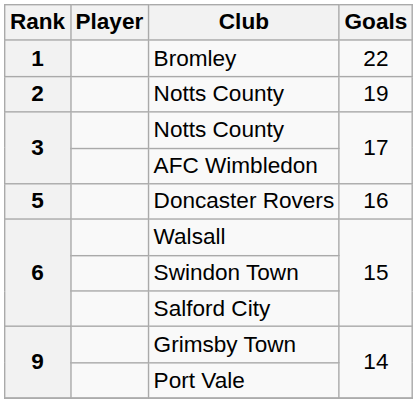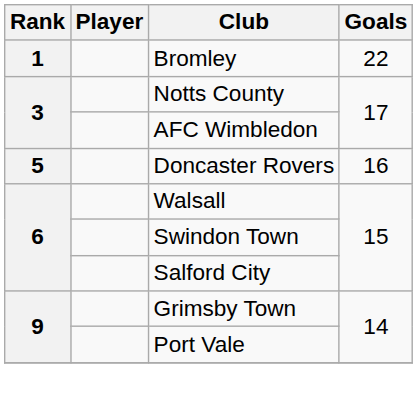- row: (37, 93)
